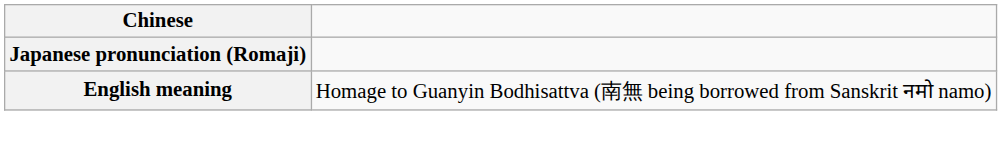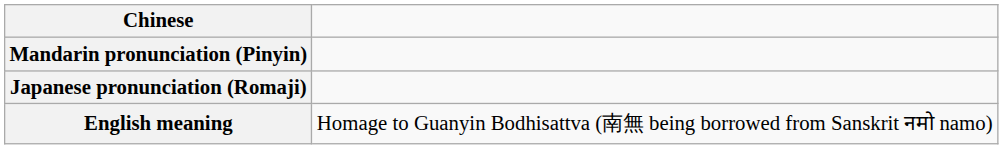+ row: (158, 53)
